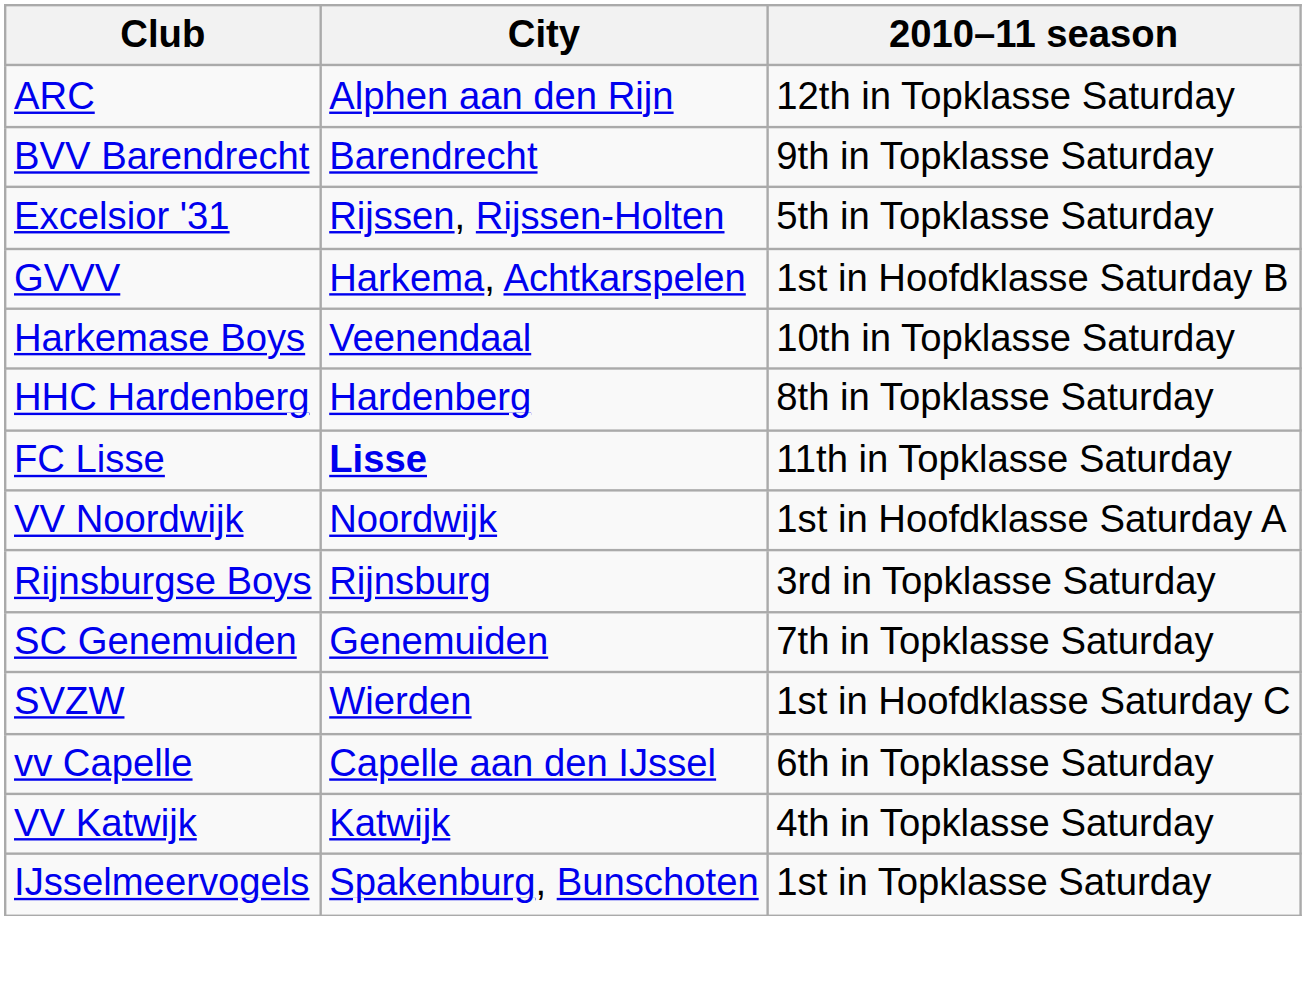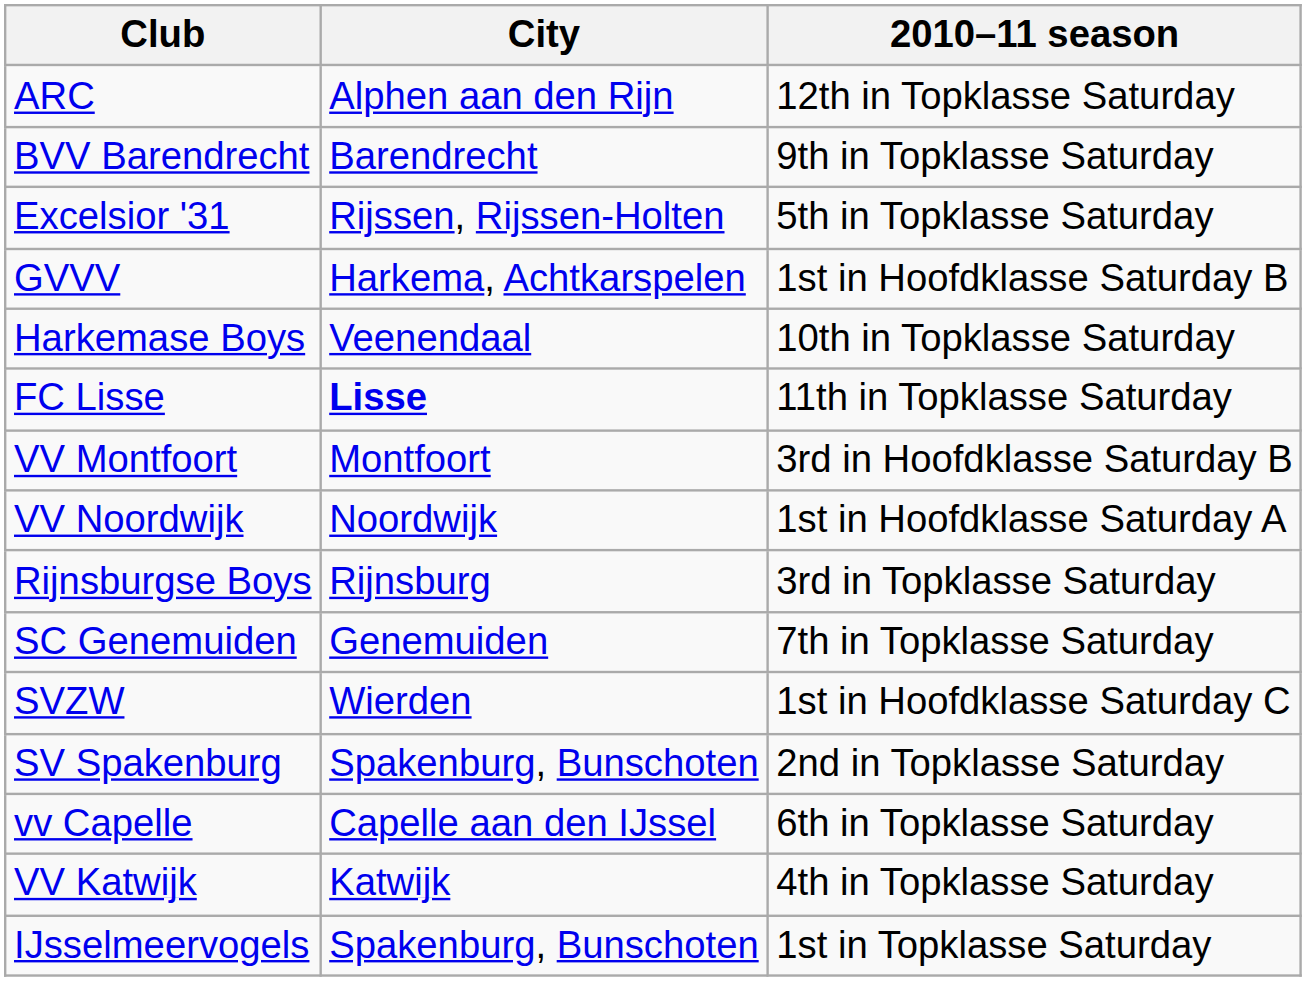- row: (162, 398)
+ row: (126, 459)
+ row: (148, 762)
